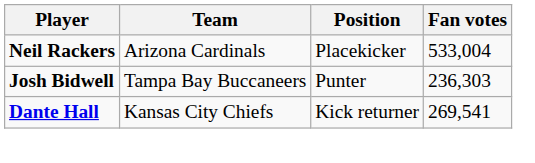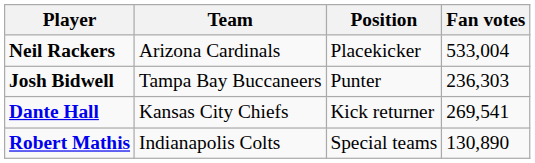+ row: (70, 142)
